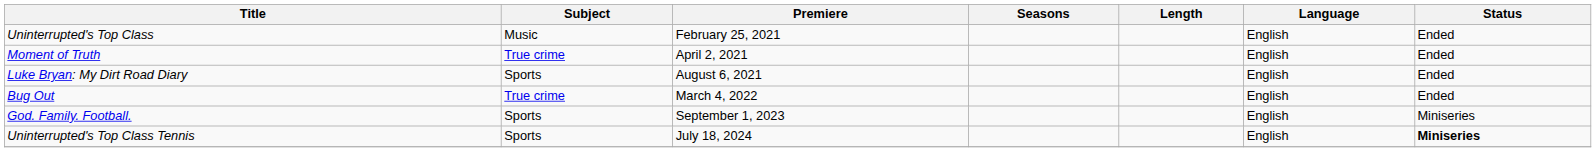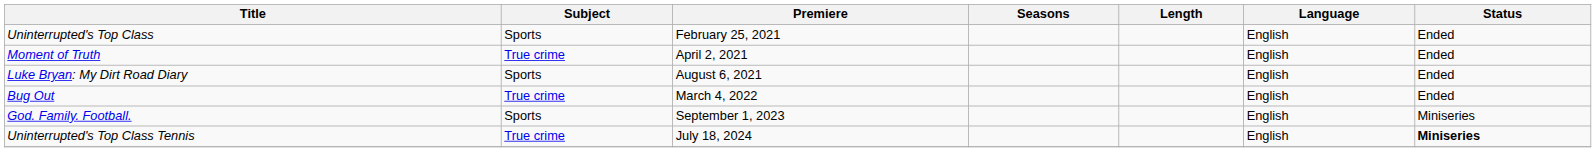(521, 34) Music -> (523, 34) Sports
(523, 136) Sports -> (535, 136) True crime
